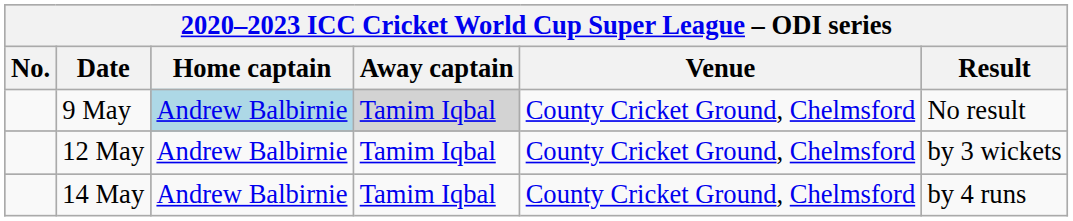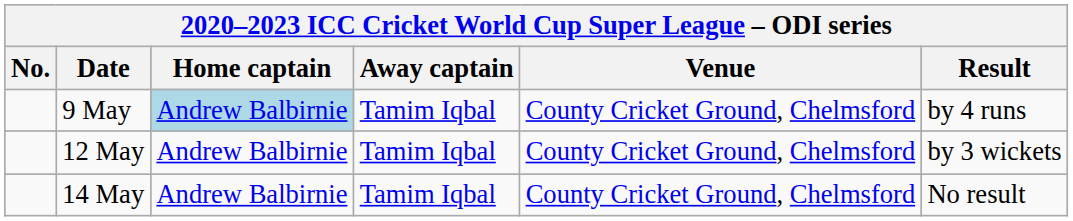(428, 109) lightgrey background -> (428, 109) no background
(976, 109) No result -> (977, 109) by 4 runs
(977, 194) by 4 runs -> (976, 194) No result
